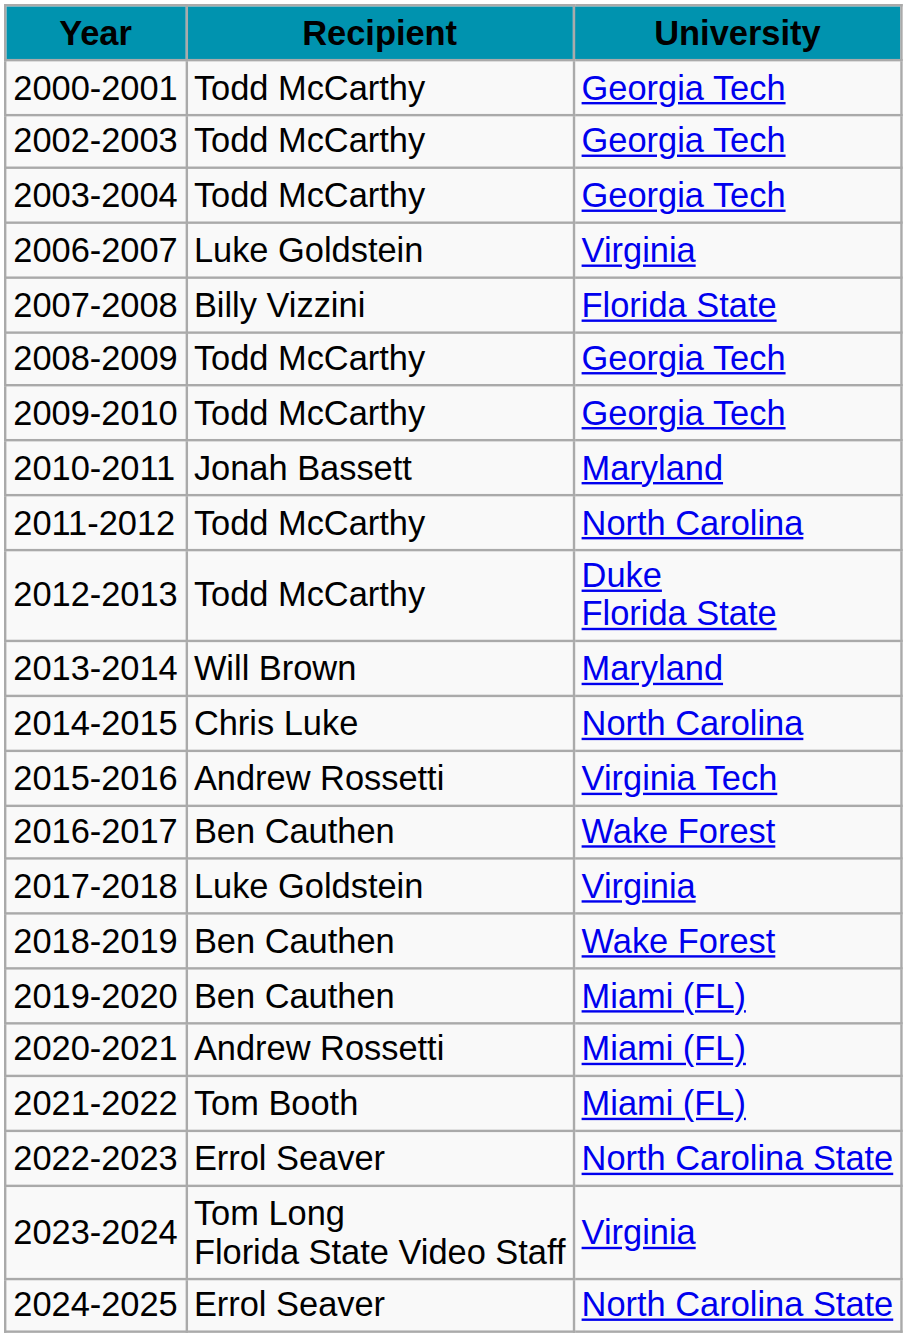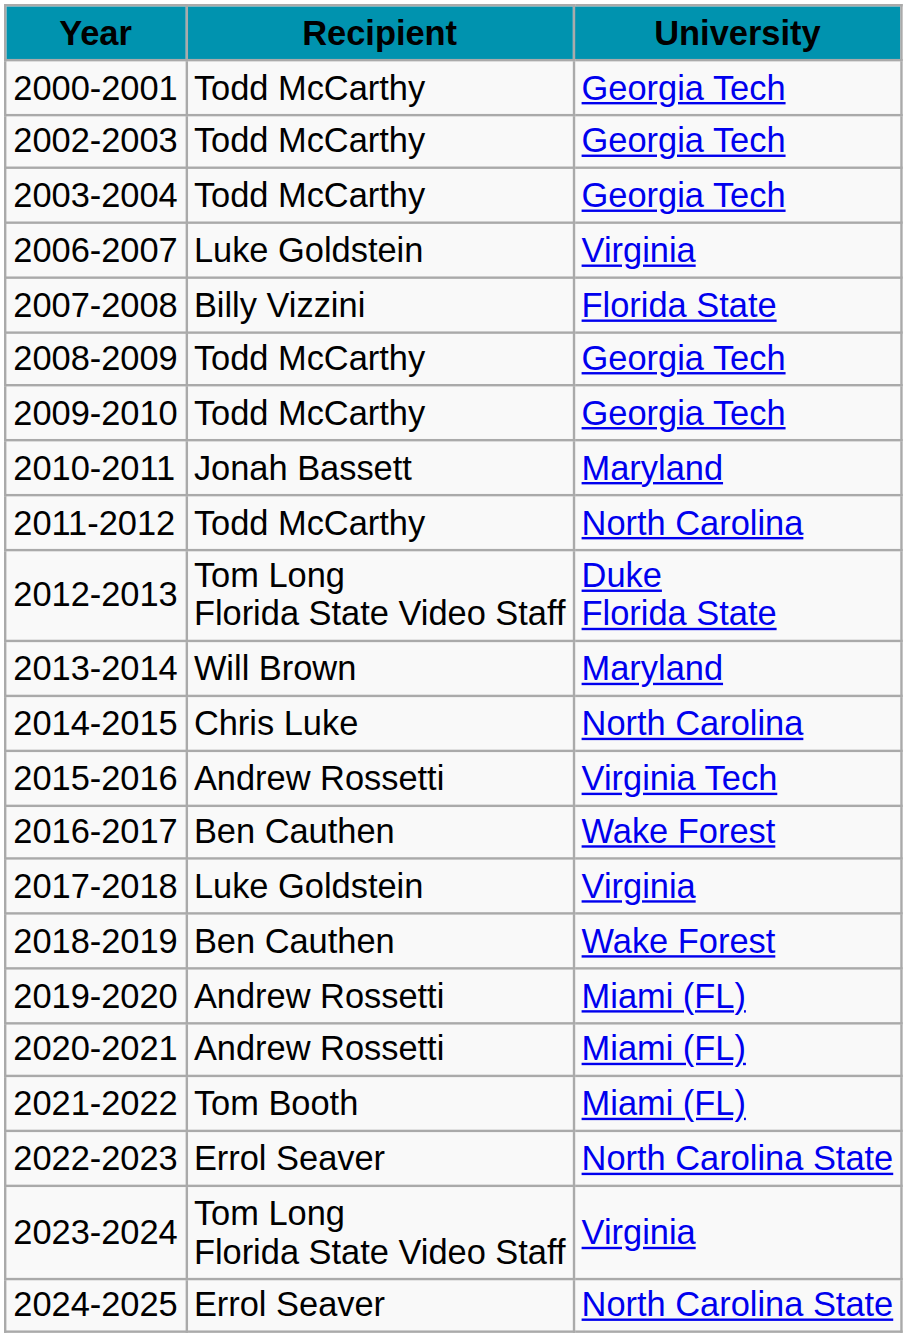(310, 596) Todd McCarthy -> (380, 596) Tom Long Florida State Video Staff
(294, 995) Ben Cauthen -> (319, 995) Andrew Rossetti
